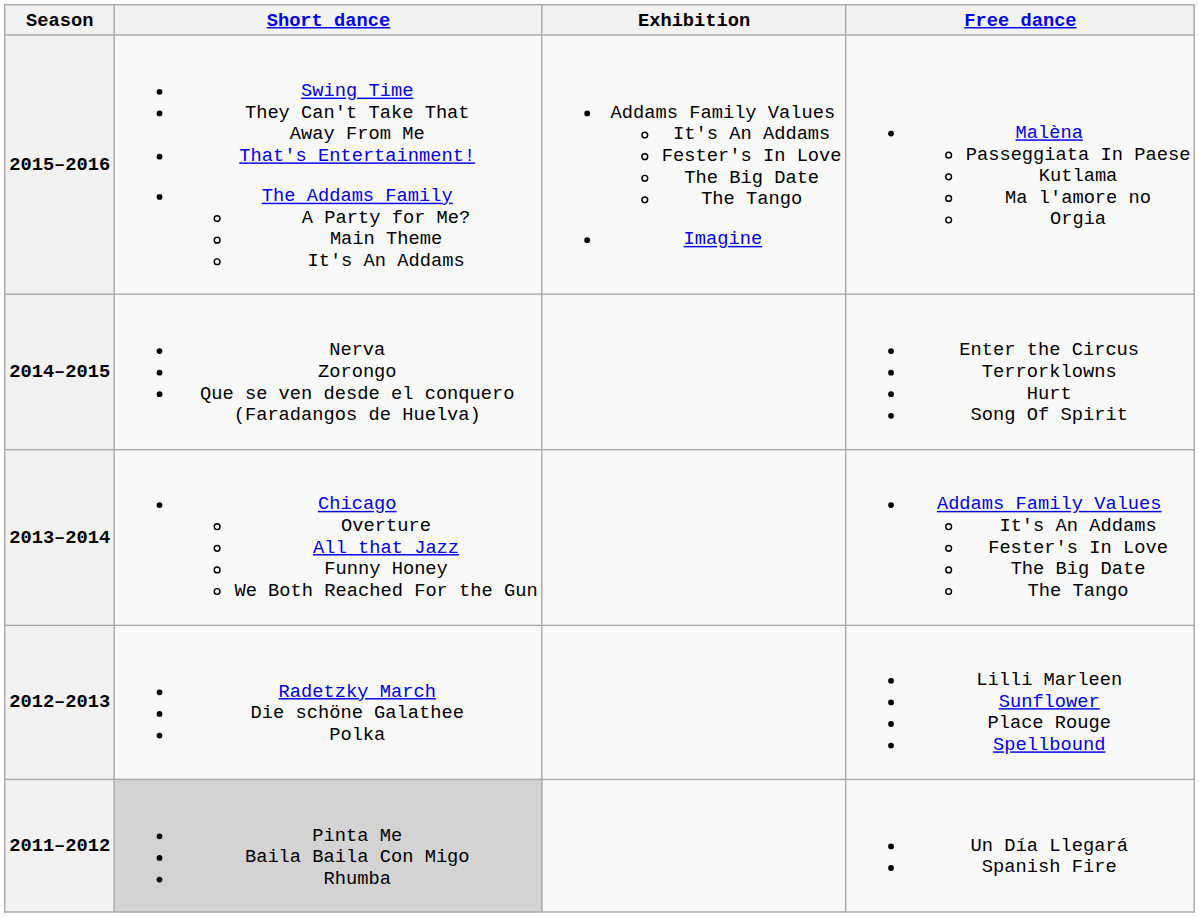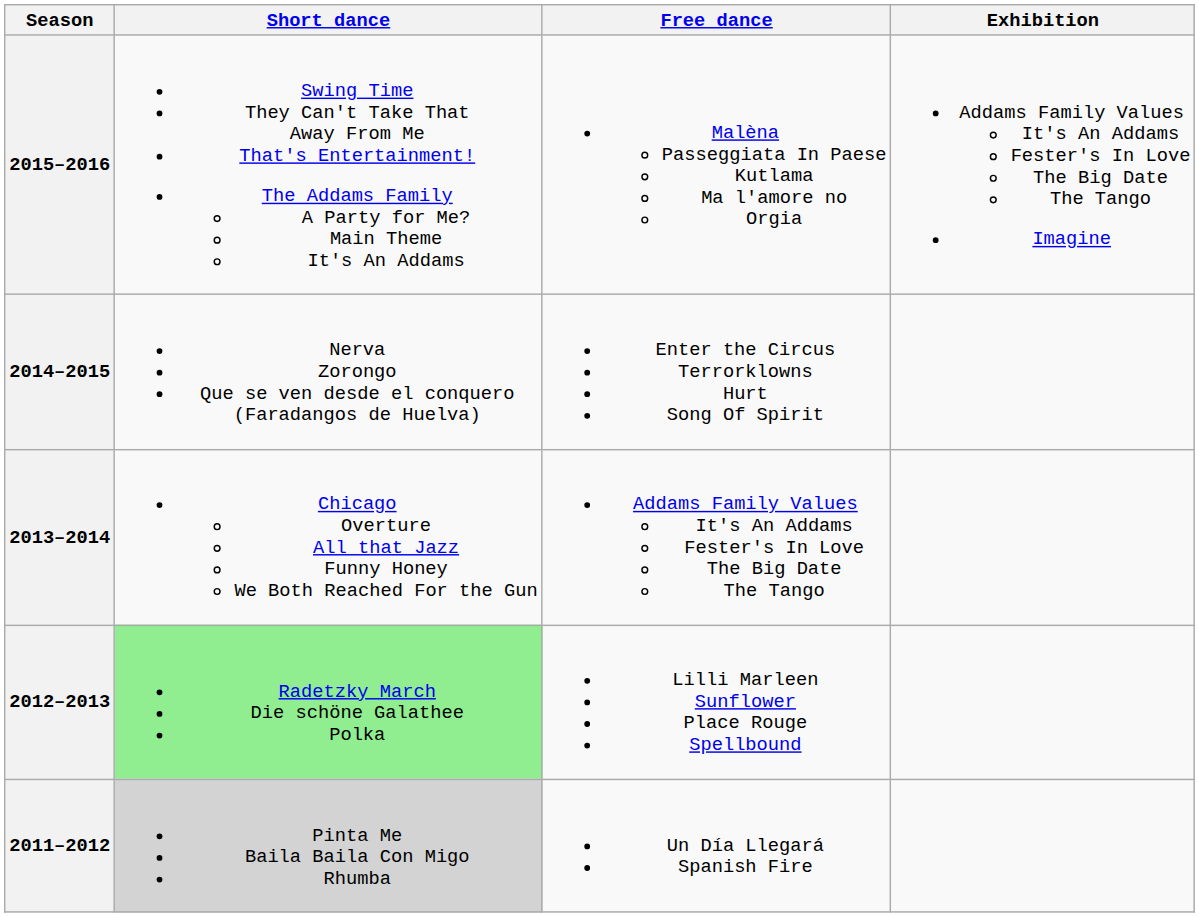columns swapped: (1020, 20) <-> (694, 20)
(328, 713) no background -> (328, 713) lightgreen background
